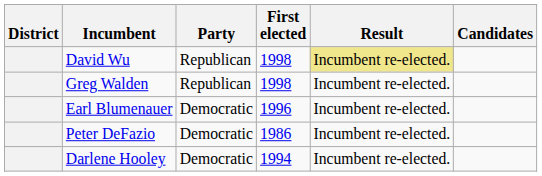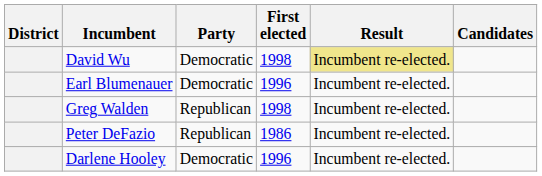(215, 59) Republican -> (216, 59) Democratic
rows swapped: (107, 84) <-> (119, 109)
(216, 134) Democratic -> (215, 134) Republican
(276, 158) 1994 -> (276, 158) 1996
